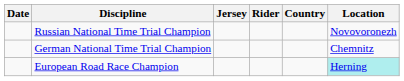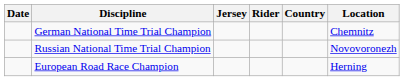rows swapped: (123, 31) <-> (123, 48)
(348, 66) paleturquoise background -> (348, 66) no background
